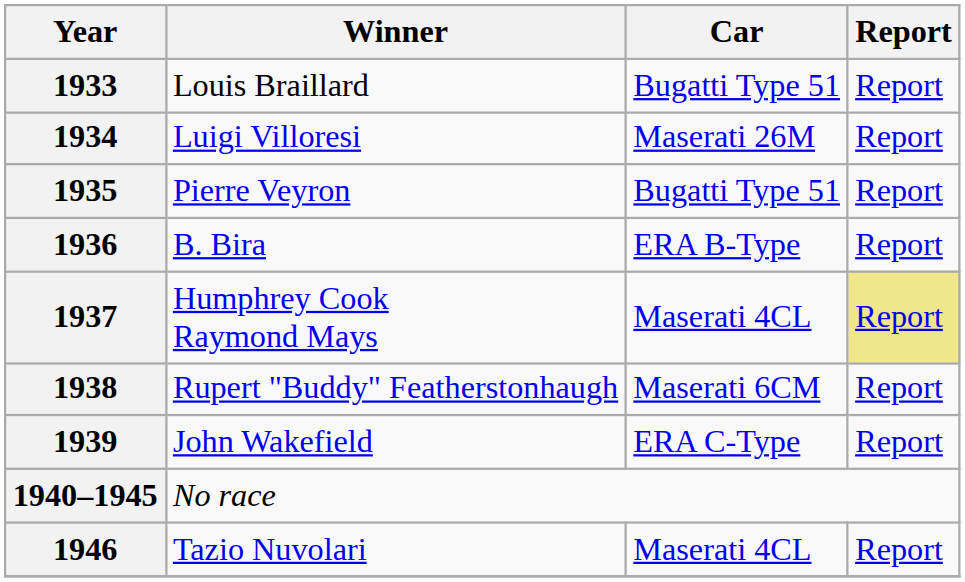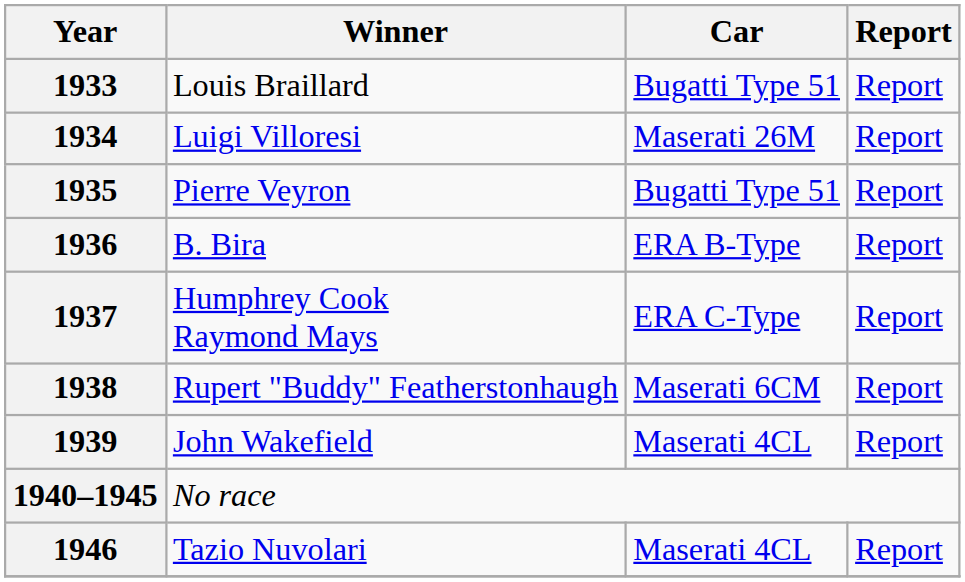(722, 316) Maserati 4CL -> (717, 316) ERA C-Type
(899, 316) khaki background -> (899, 316) no background
(717, 441) ERA C-Type -> (722, 441) Maserati 4CL
